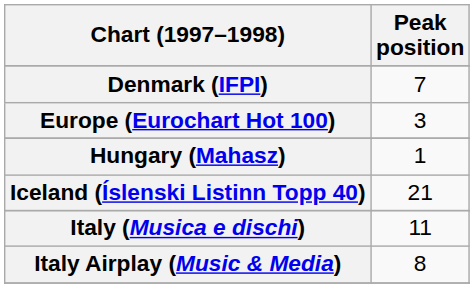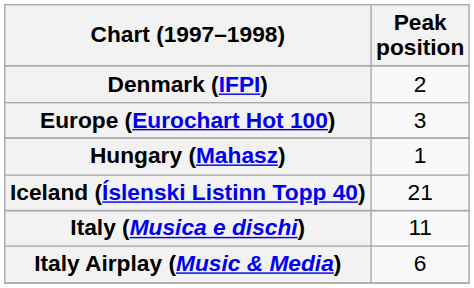(420, 84) 7 -> (420, 84) 2
(420, 264) 8 -> (420, 264) 6
